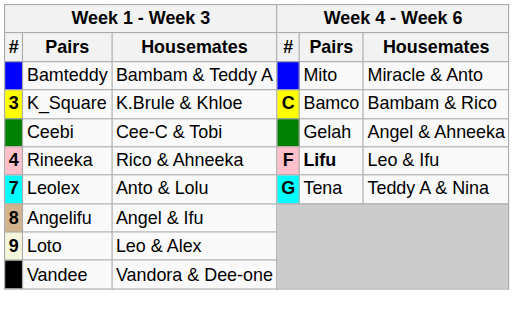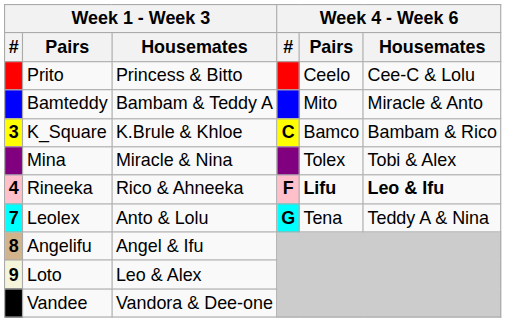+ row: (45, 75)
- row: (50, 132)
+ row: (46, 160)
(403, 160) normal -> (406, 189) bold
